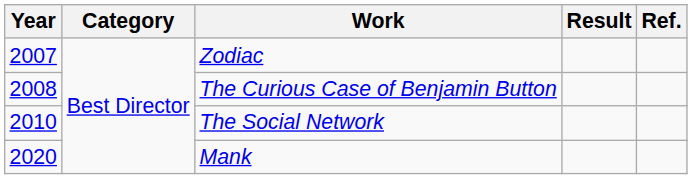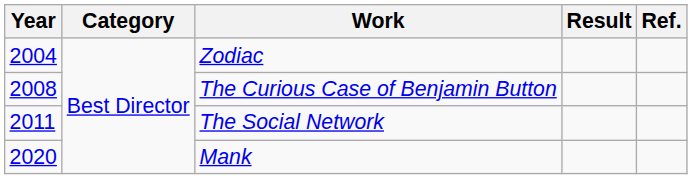(33, 55) 2007 -> (33, 55) 2004
(33, 122) 2010 -> (32, 122) 2011
